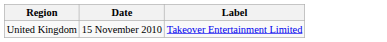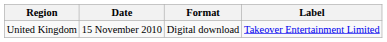+ column: (203, 12)
